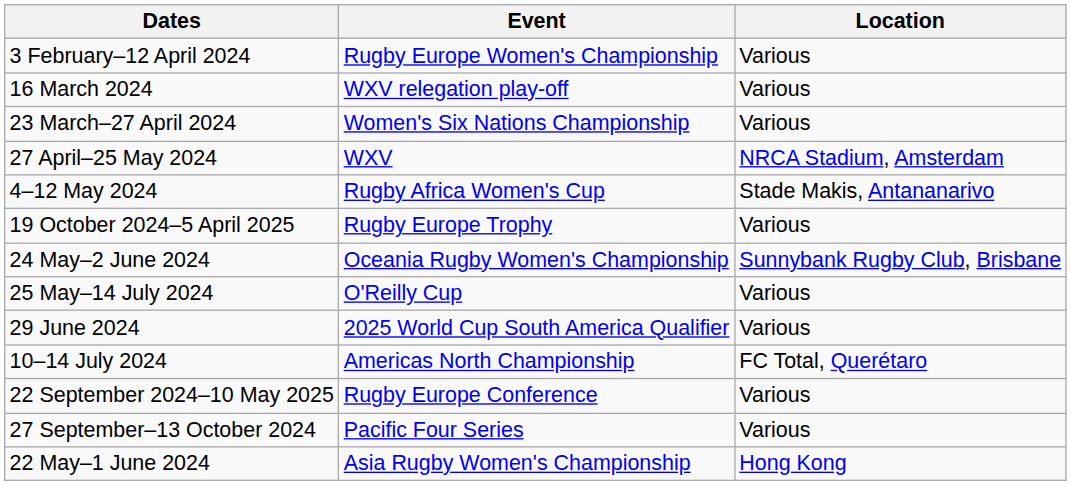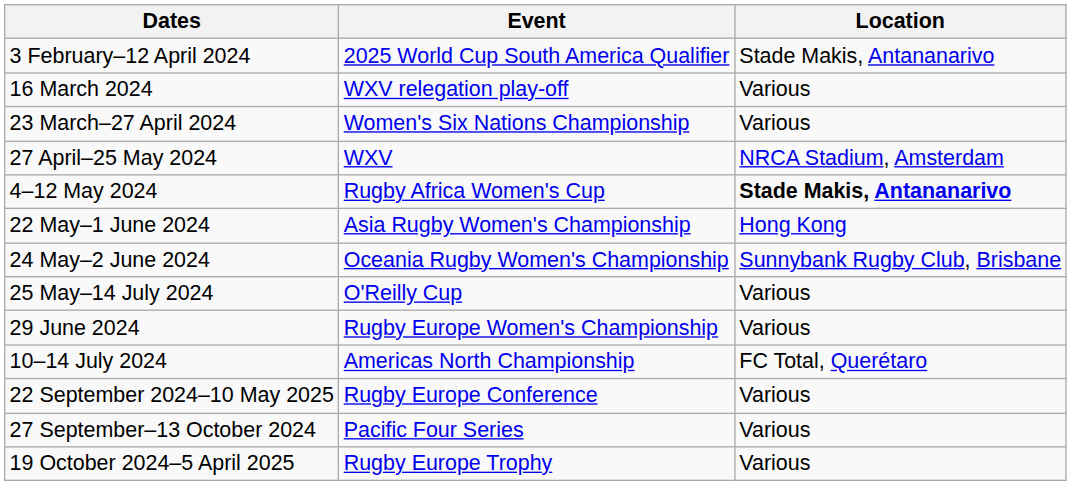(531, 55) Rugby Europe Women's Championship -> (537, 55) 2025 World Cup South America Qualifier
(775, 55) Various -> (867, 55) Stade Makis, Antananarivo
(867, 191) normal -> (875, 191) bold
rows swapped: (110, 463) <-> (152, 225)
(537, 327) 2025 World Cup South America Qualifier -> (531, 327) Rugby Europe Women's Championship
